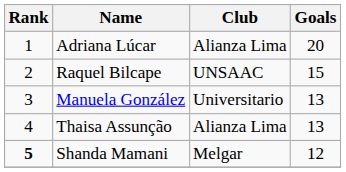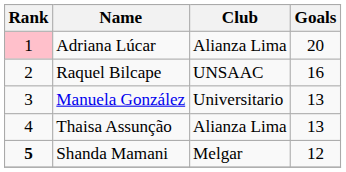(28, 45) no background -> (28, 45) pink background
(316, 72) 15 -> (316, 72) 16
